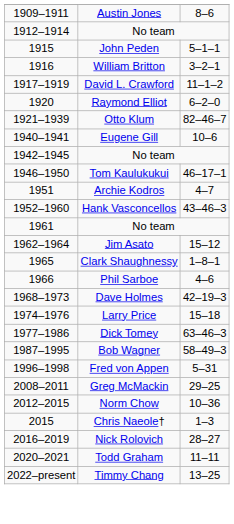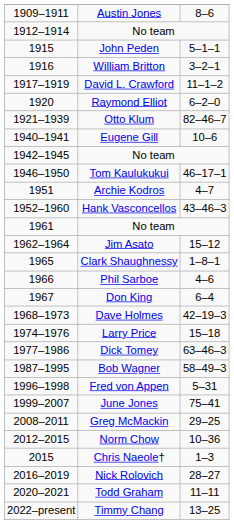+ row: (41, 297)
+ row: (41, 404)
